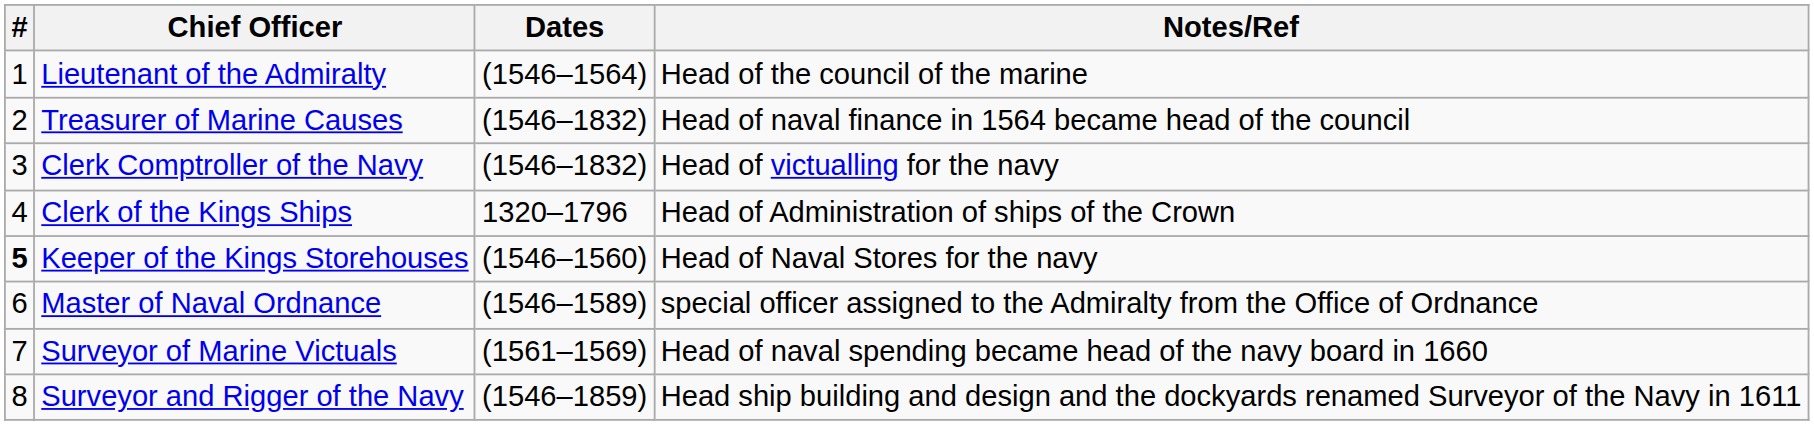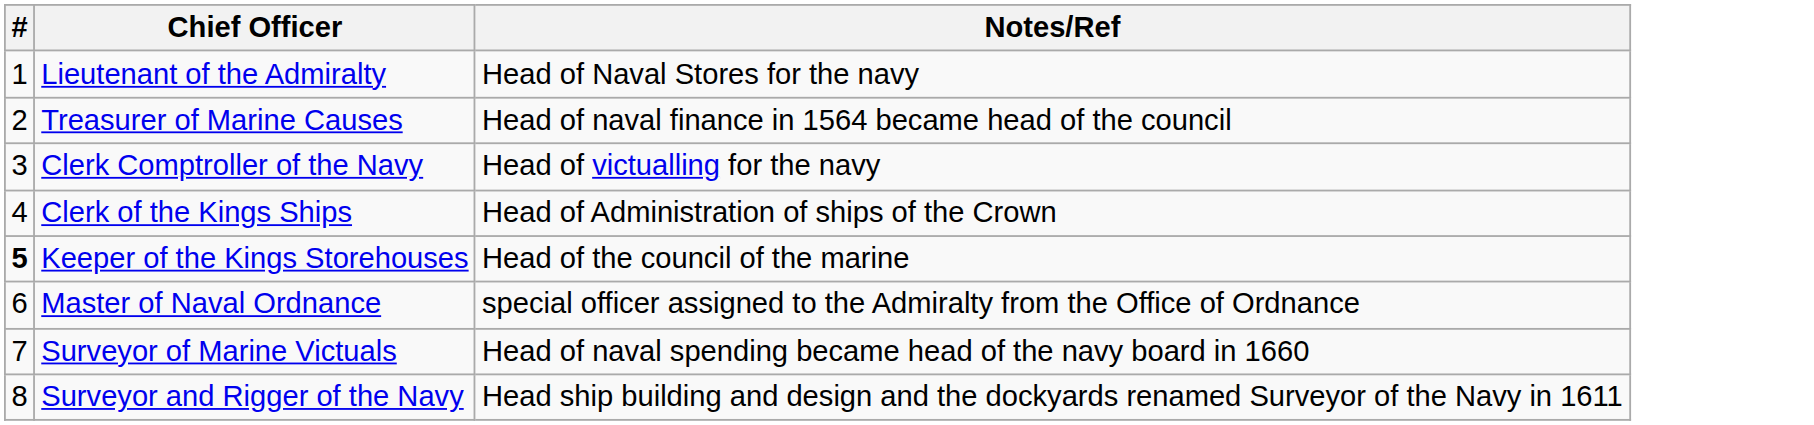- column: (565, 27)
(874, 73) Head of the council of the marine -> (701, 73) Head of Naval Stores for the navy
(879, 258) Head of Naval Stores for the navy -> (696, 258) Head of the council of the marine
